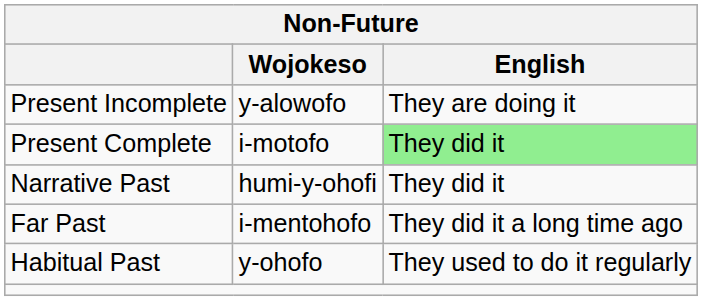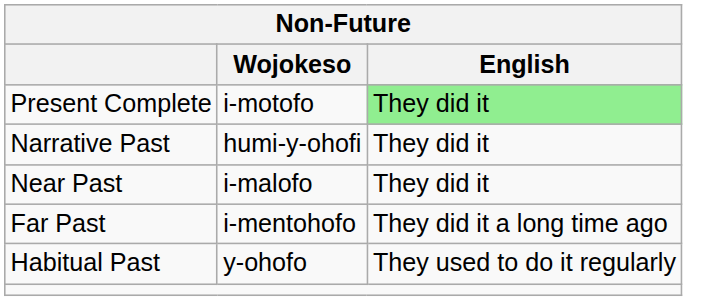- row: (119, 104)
+ row: (66, 183)
